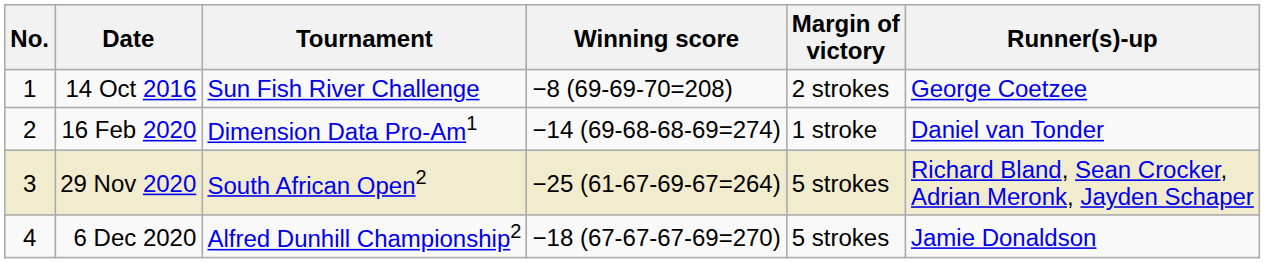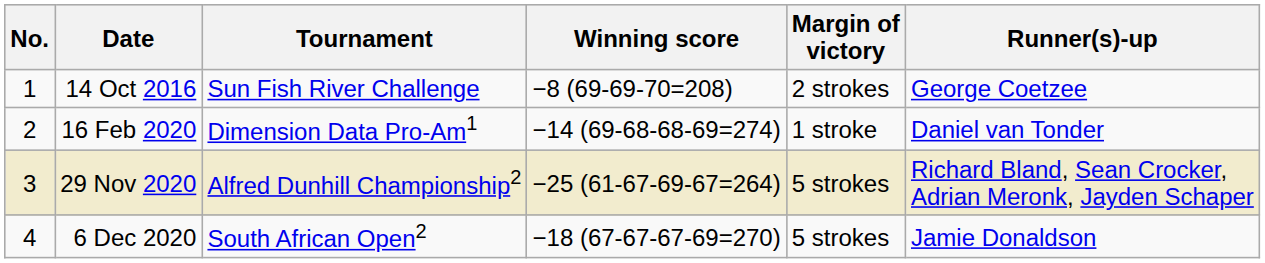(317, 183) South African Open2 -> (364, 183) Alfred Dunhill Championship2
(364, 237) Alfred Dunhill Championship2 -> (317, 237) South African Open2
